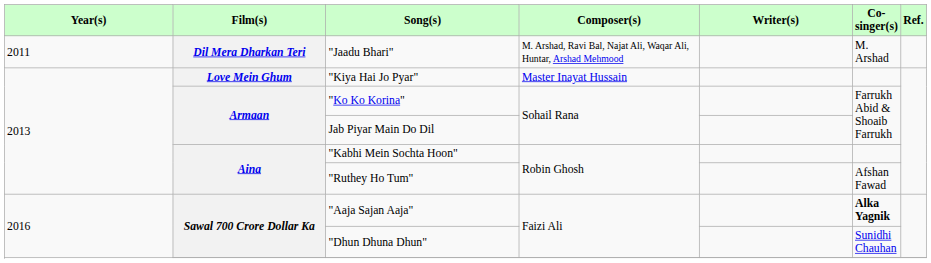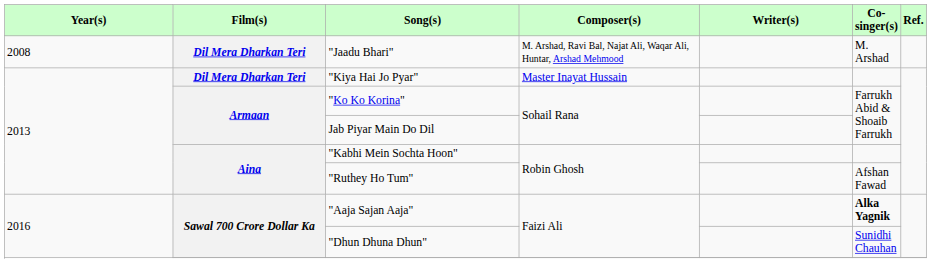(19, 51) 2011 -> (19, 51) 2008
(249, 77) Love Mein Ghum -> (249, 77) Dil Mera Dharkan Teri
